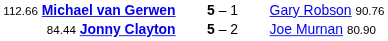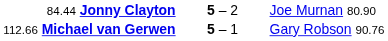rows swapped: (89, 10) <-> (111, 30)
